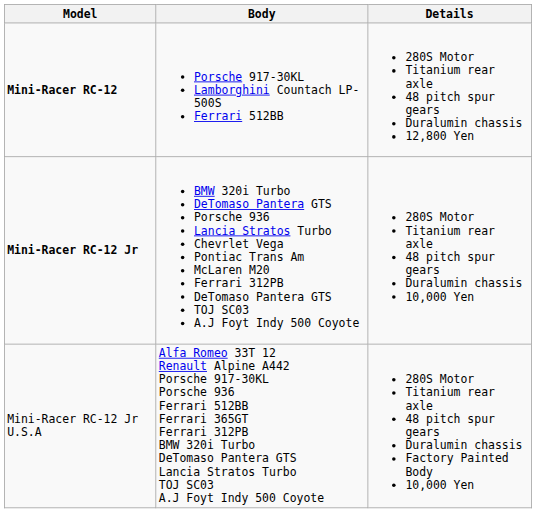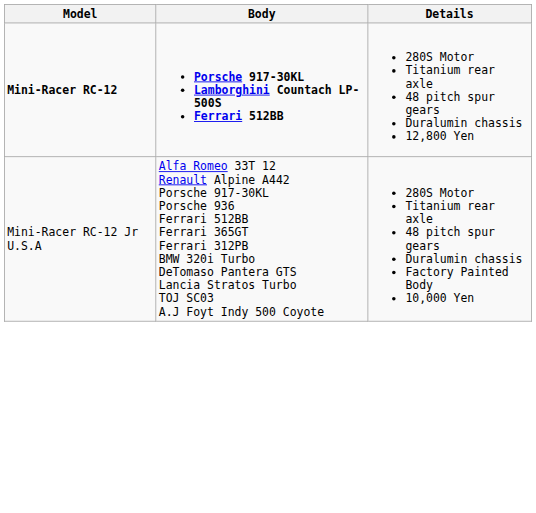(262, 97) normal -> (262, 97) bold
- row: (73, 250)
